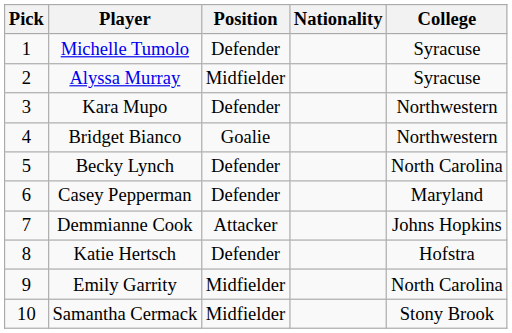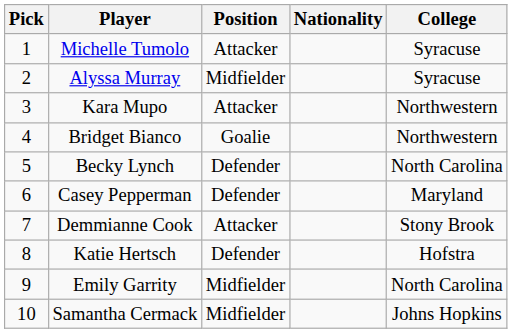(246, 48) Defender -> (246, 48) Attacker
(246, 107) Defender -> (246, 107) Attacker
(447, 225) Johns Hopkins -> (447, 225) Stony Brook
(447, 313) Stony Brook -> (447, 313) Johns Hopkins
